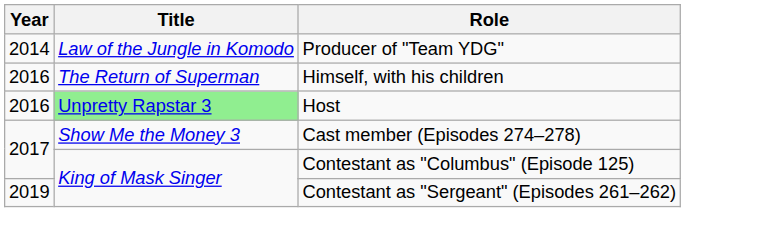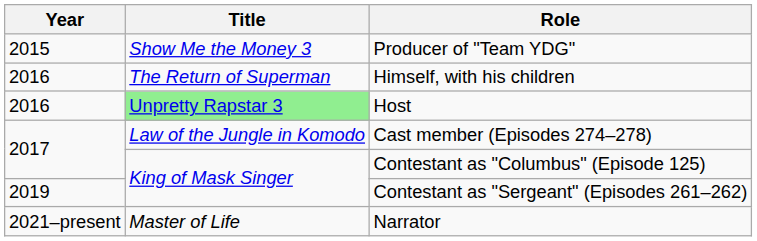(29, 48) 2014 -> (29, 48) 2015
(176, 48) Law of the Jungle in Komodo -> (220, 48) Show Me the Money 3
(149, 135) Show Me the Money 3 -> (247, 135) Law of the Jungle in Komodo
+ row: (407, 222)
